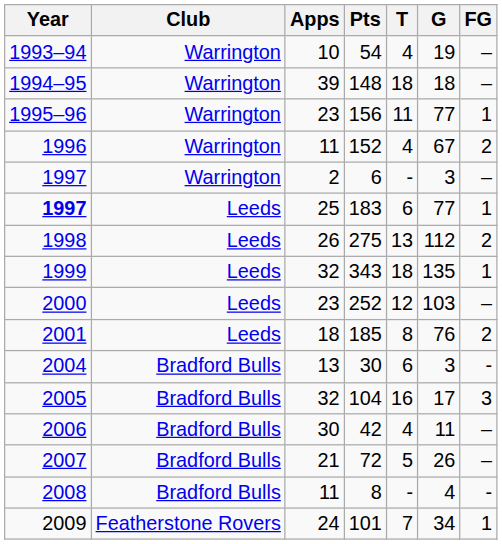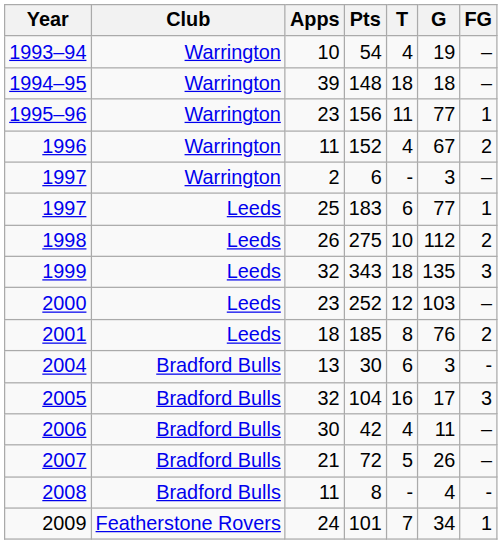(64, 209) bold -> (64, 209) normal
(402, 240) 13 -> (402, 240) 10
(486, 271) 1 -> (486, 271) 3
